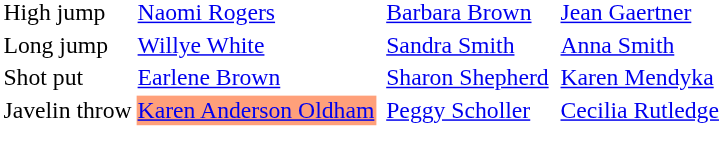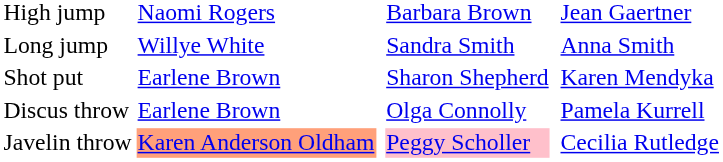+ row: (66, 110)
(458, 110) no background -> (458, 142) pink background
